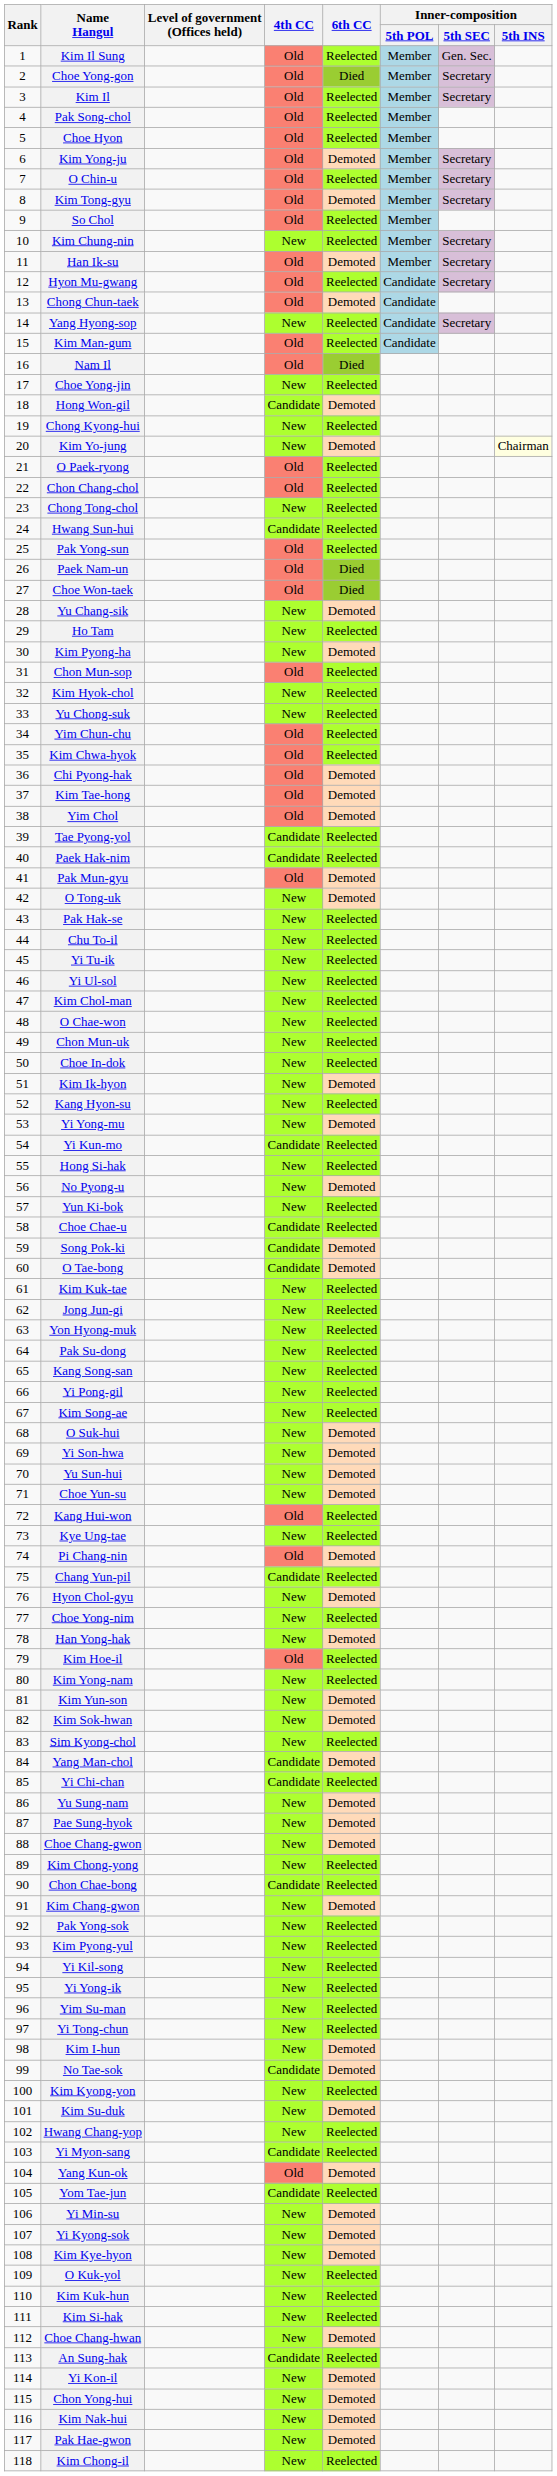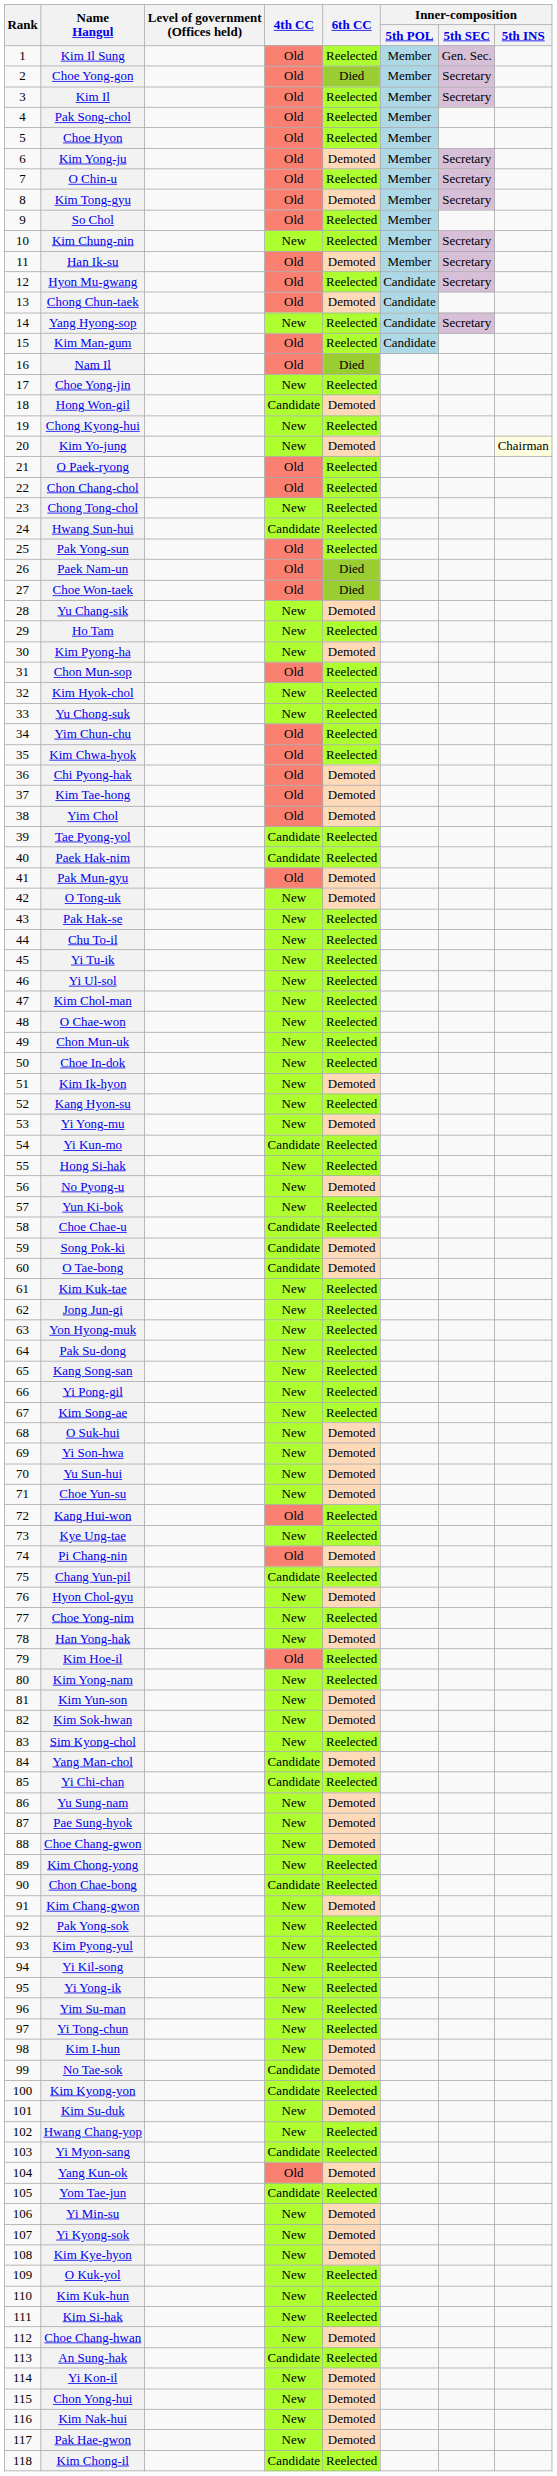(294, 2090) New -> (294, 2090) Candidate
(294, 2460) New -> (294, 2460) Candidate
